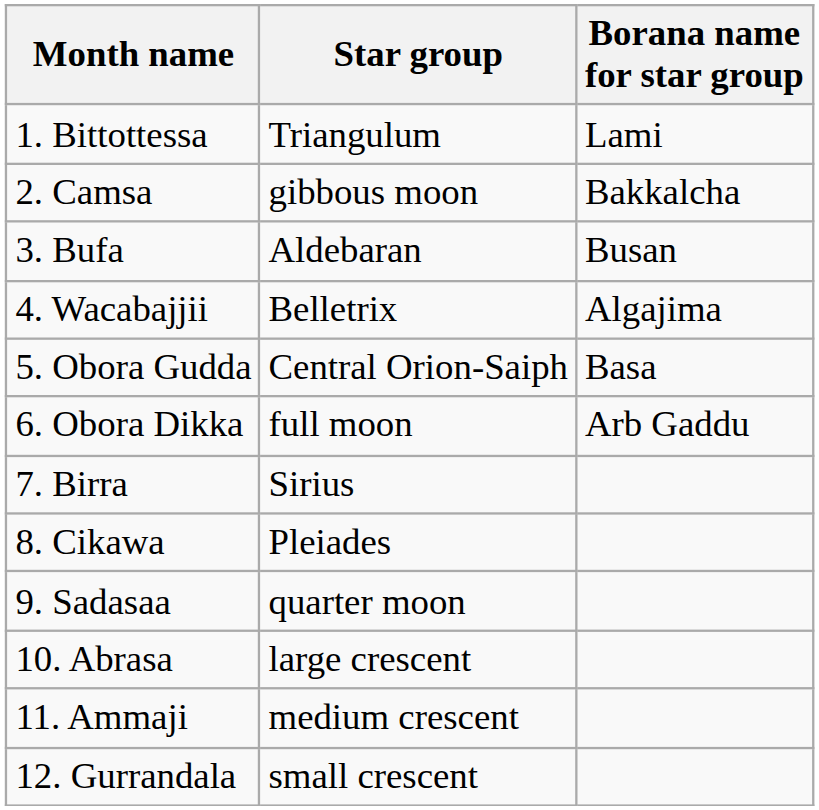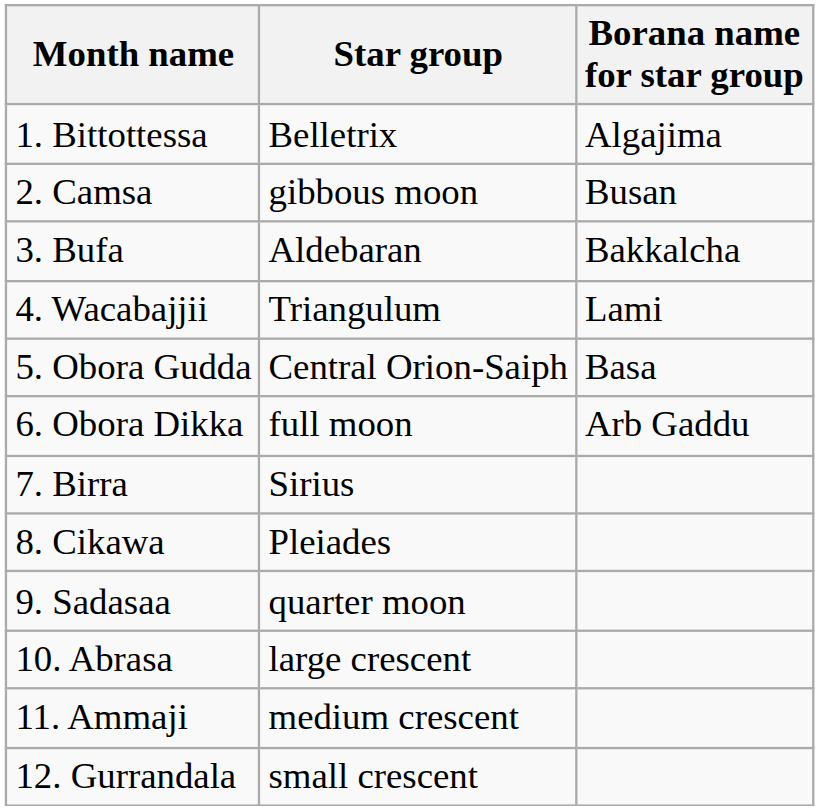(355, 133) Triangulum -> (333, 133) Belletrix
(624, 133) Lami -> (653, 133) Algajima
(663, 191) Bakkalcha -> (631, 191) Busan
(631, 250) Busan -> (663, 250) Bakkalcha
(333, 308) Belletrix -> (355, 308) Triangulum
(653, 308) Algajima -> (624, 308) Lami
